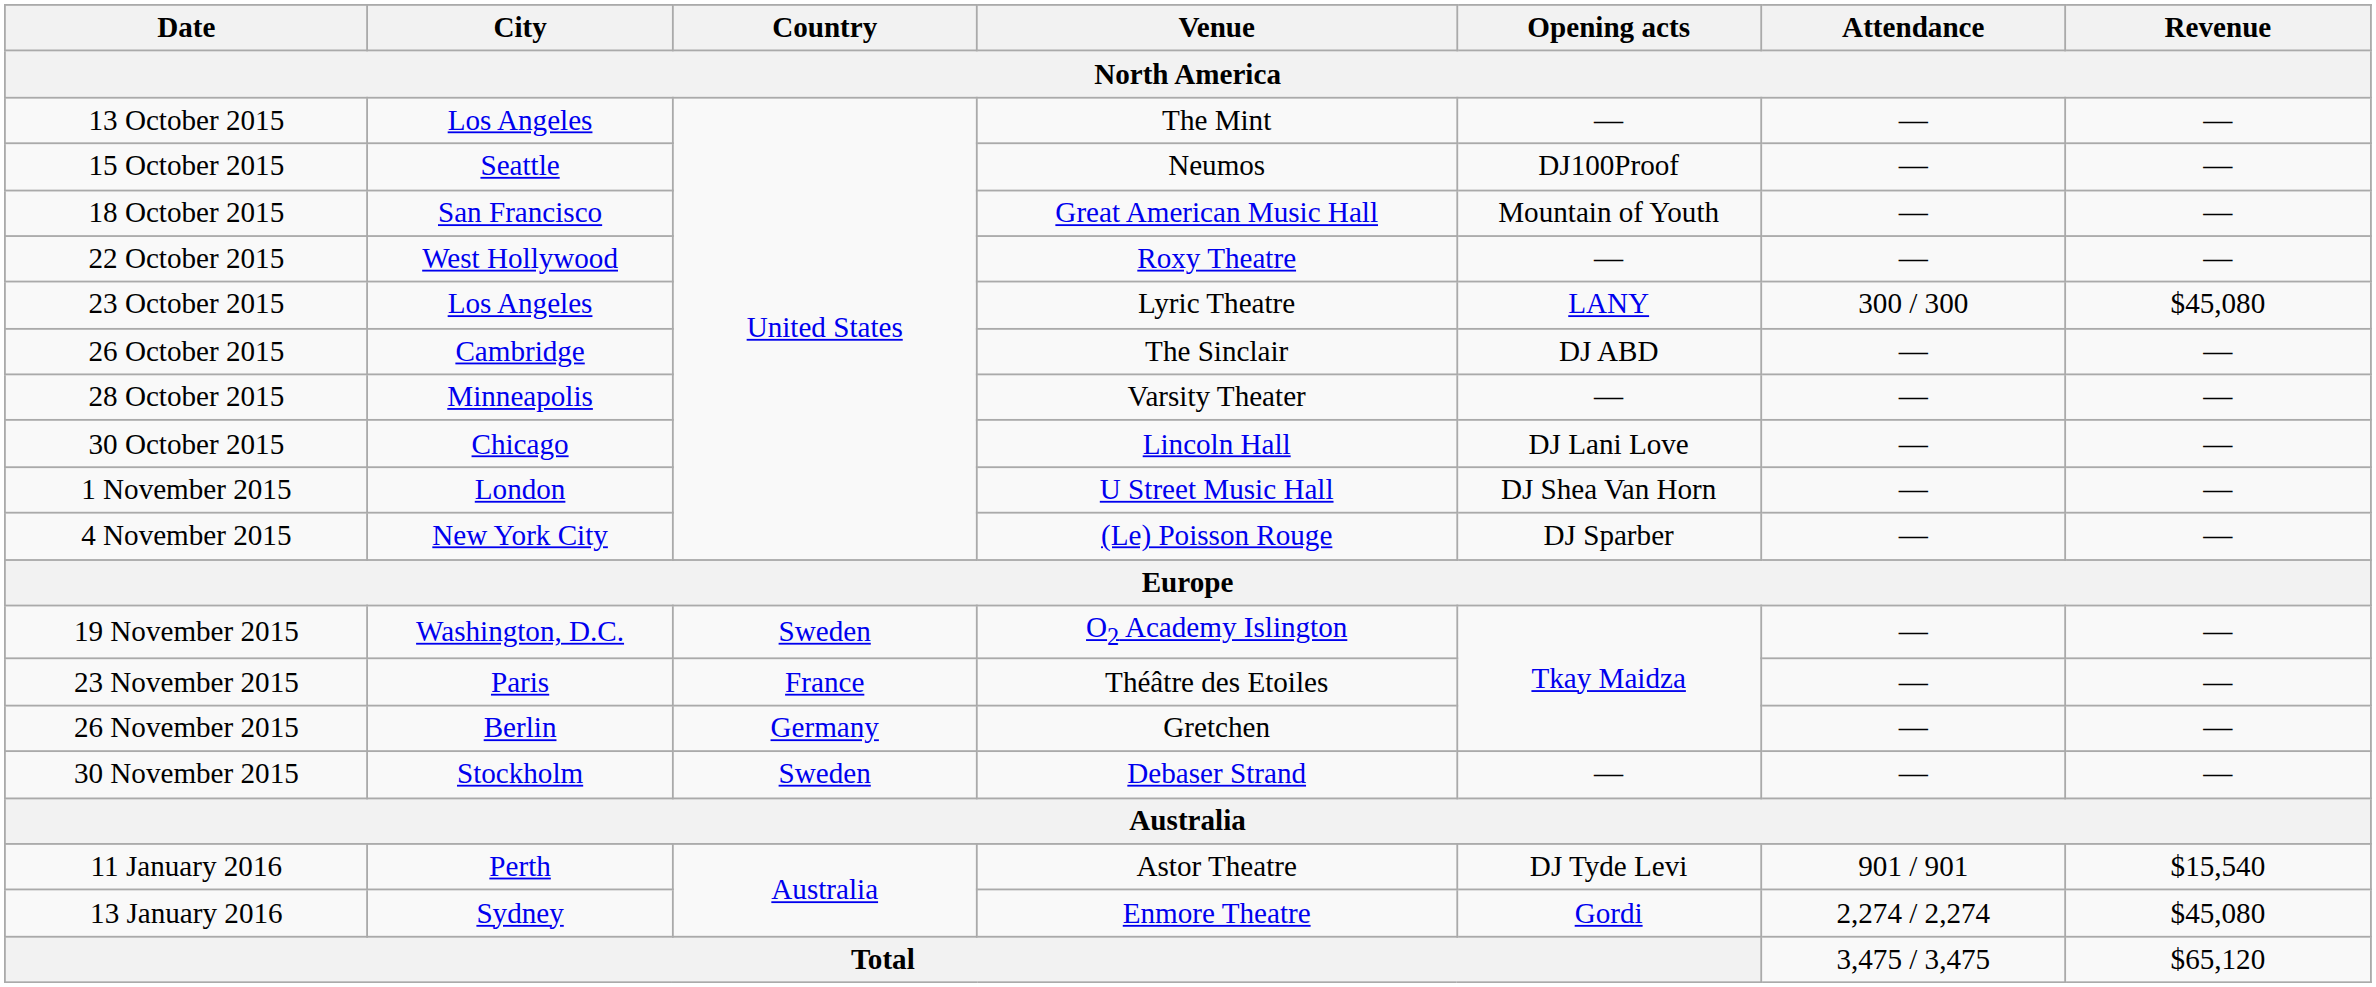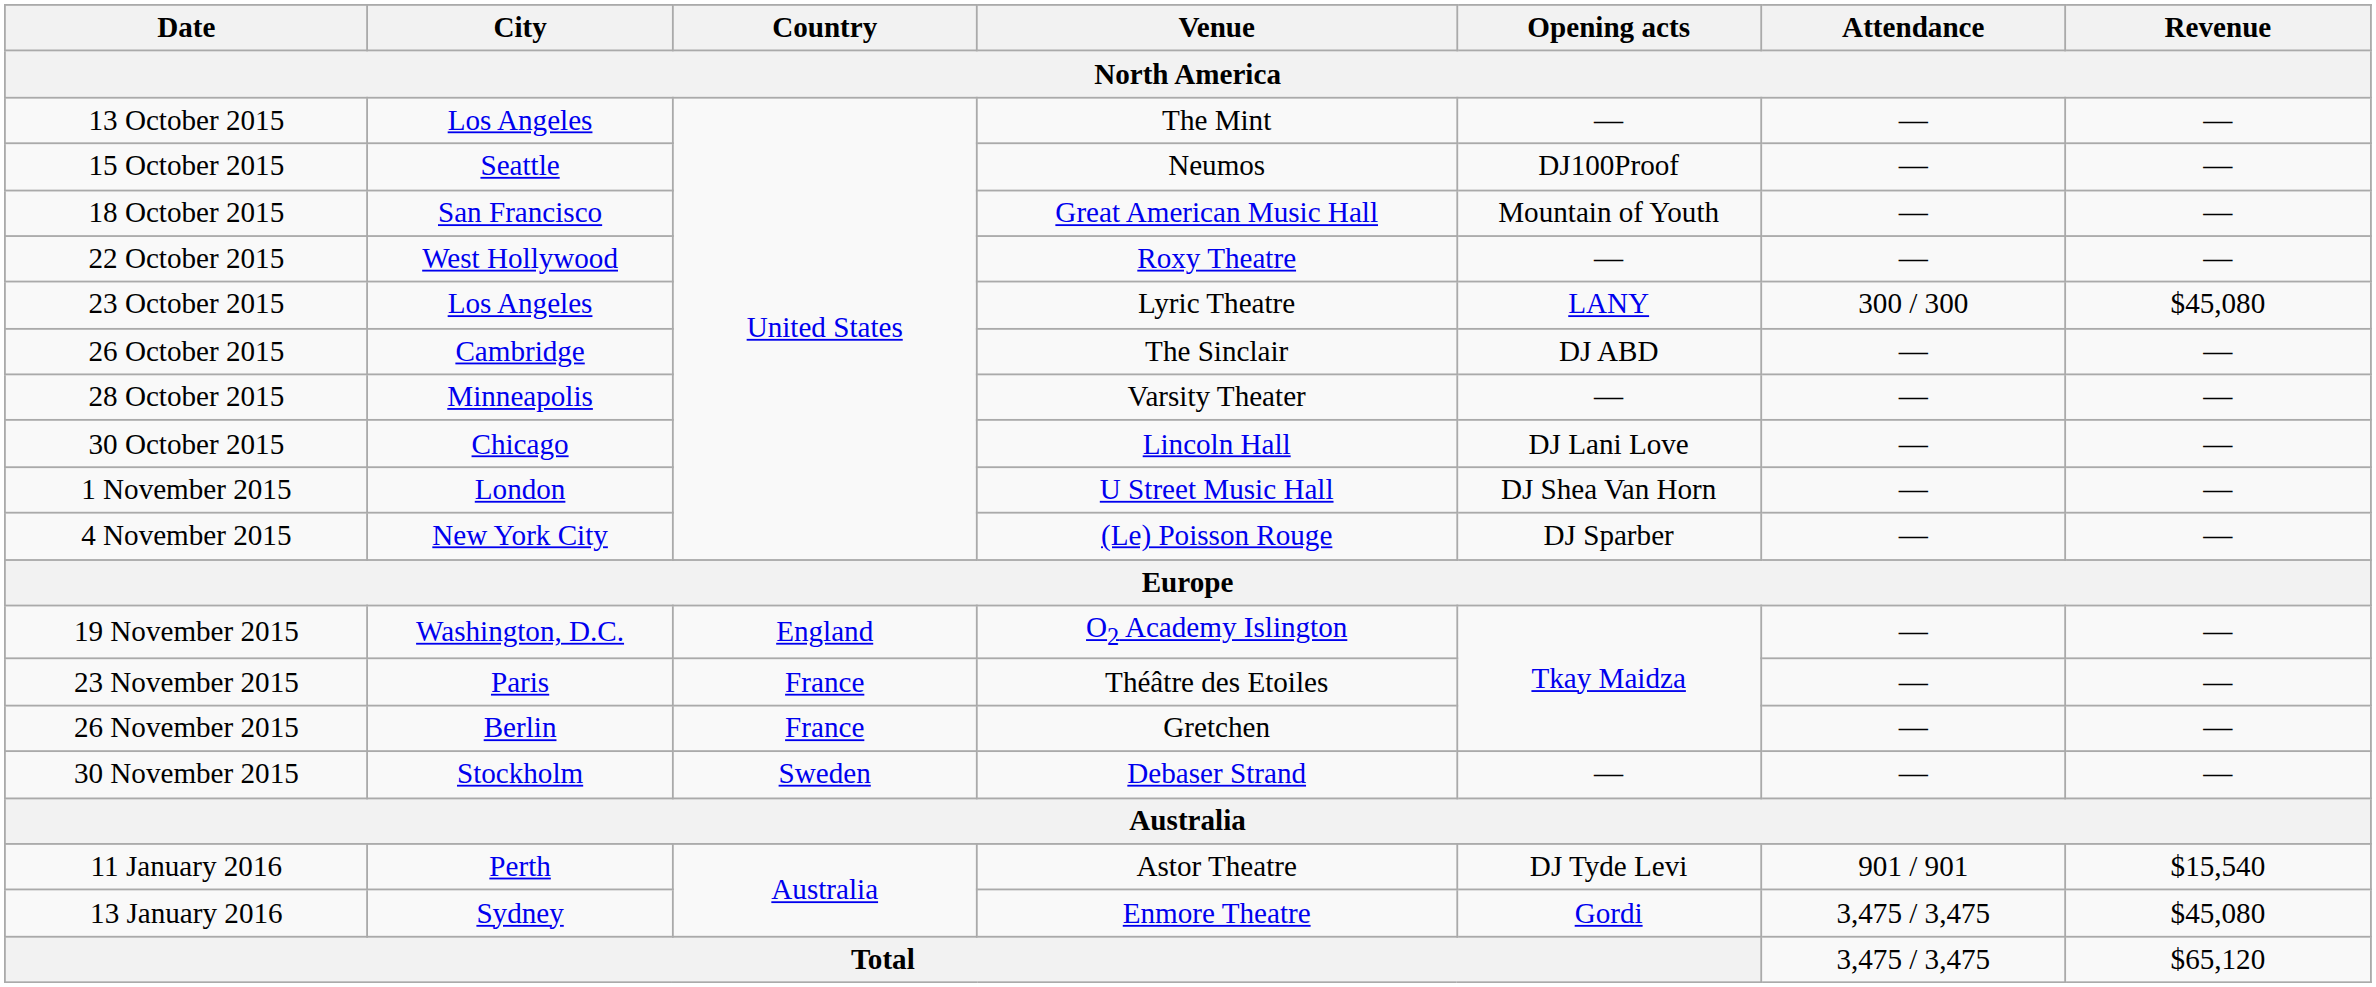(825, 631) Sweden -> (825, 631) England
(825, 727) Germany -> (825, 727) France
(1913, 912) 2,274 / 2,274 -> (1913, 912) 3,475 / 3,475
